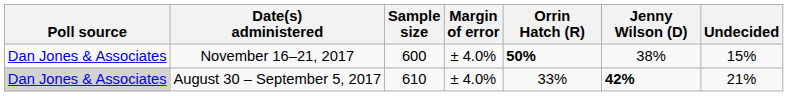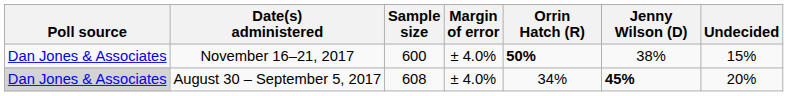(414, 79) 610 -> (414, 79) 608
(552, 79) 33% -> (552, 79) 34%
(620, 79) 42% -> (620, 79) 45%
(742, 79) 21% -> (742, 79) 20%
